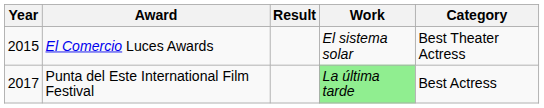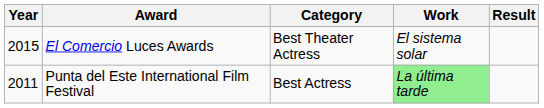columns swapped: (477, 15) <-> (295, 15)
(23, 84) 2017 -> (23, 84) 2011
